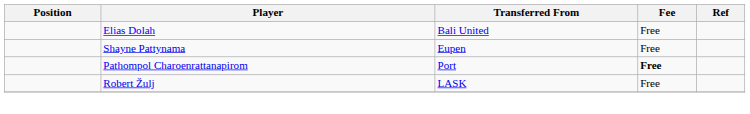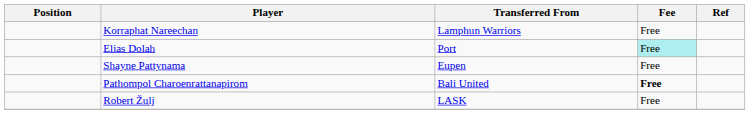+ row: (151, 30)
(463, 30) Bali United -> (447, 48) Port
(650, 30) no background -> (650, 48) paleturquoise background
(447, 65) Port -> (463, 83) Bali United
